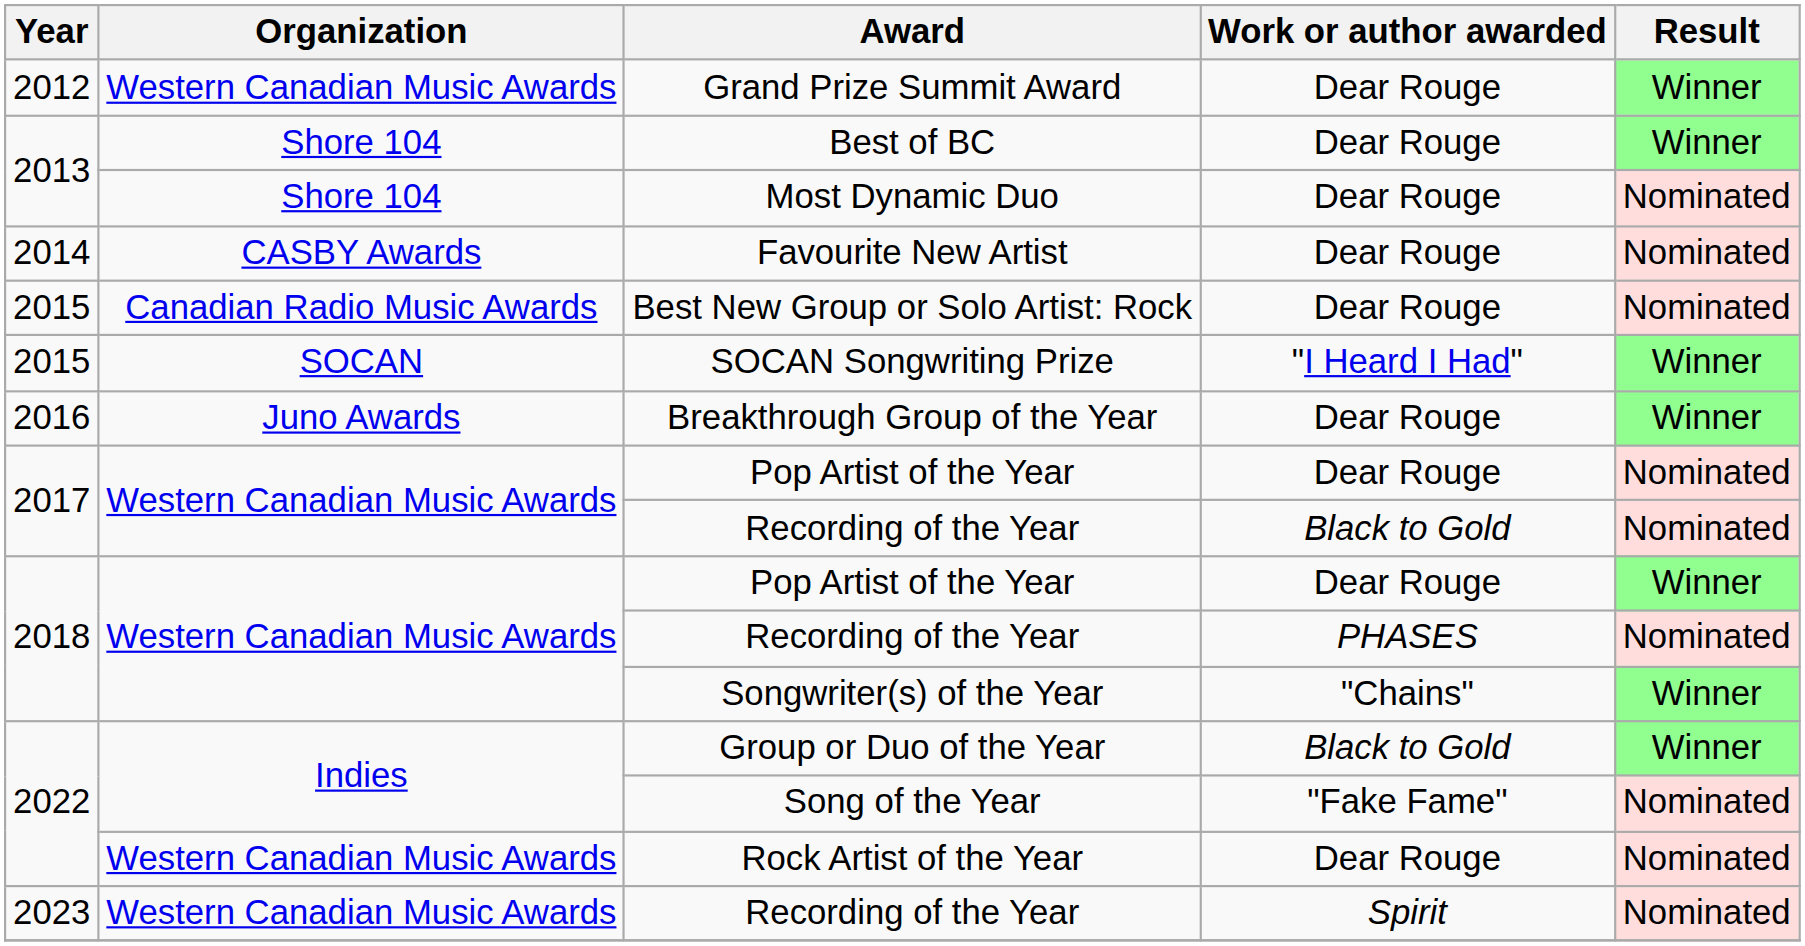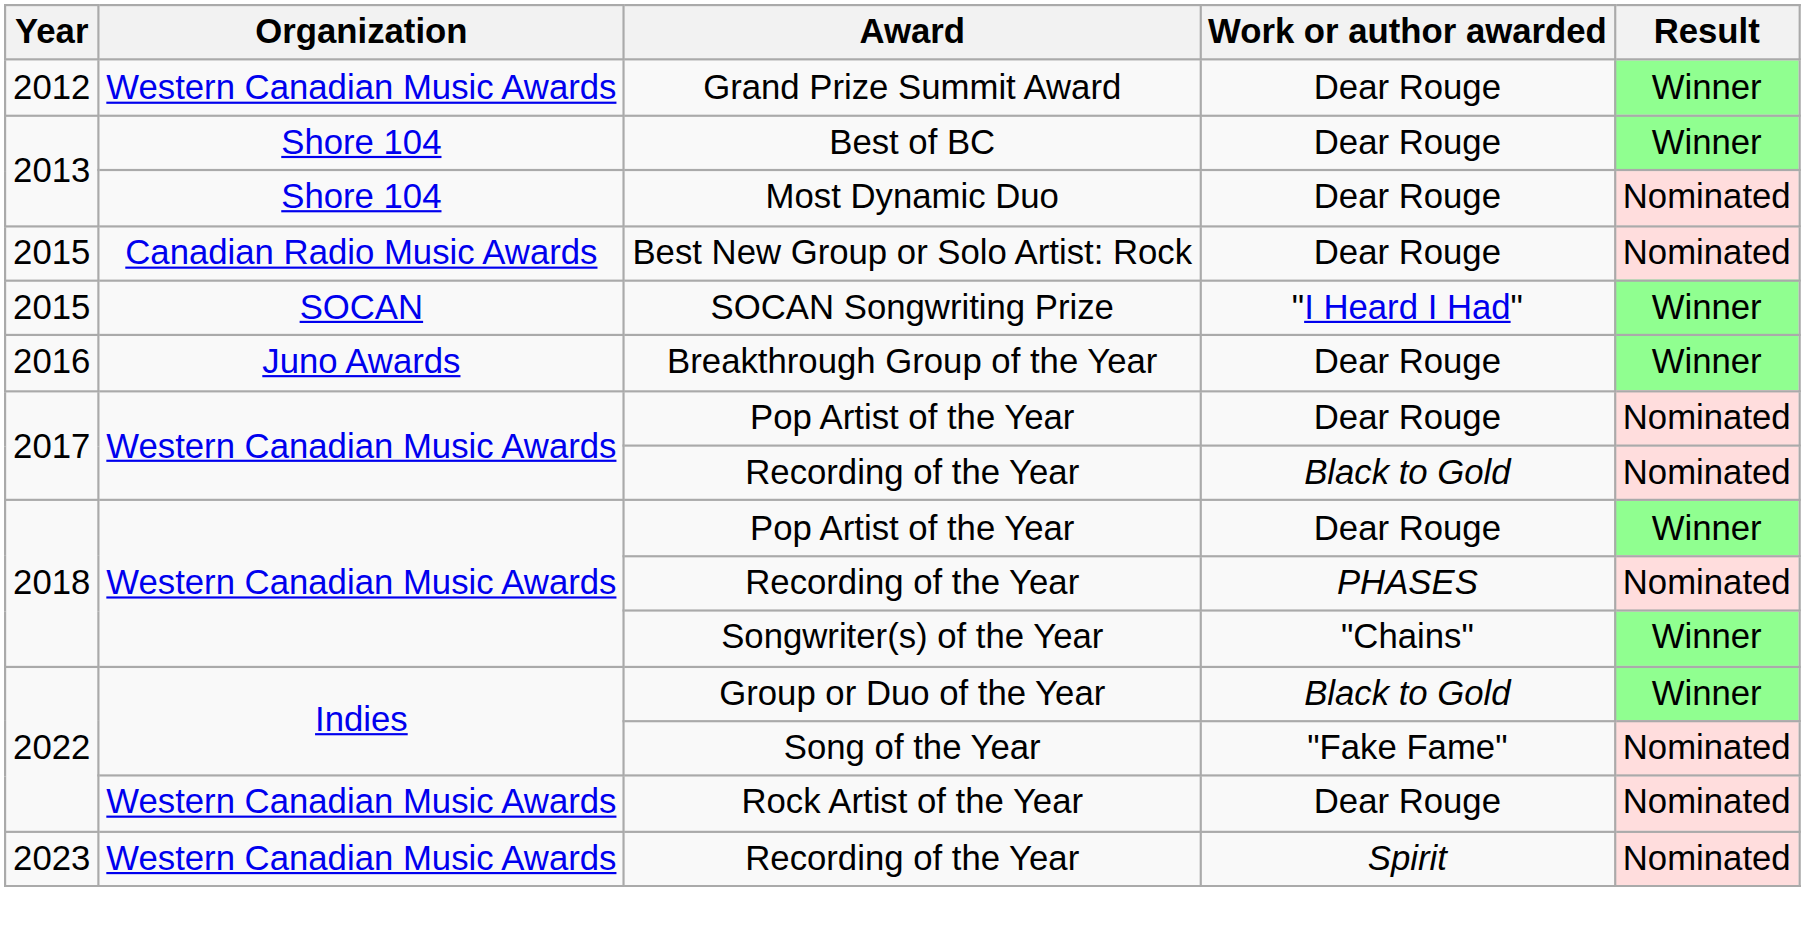- row: (52, 252)
